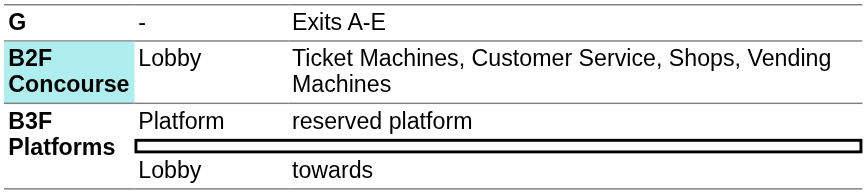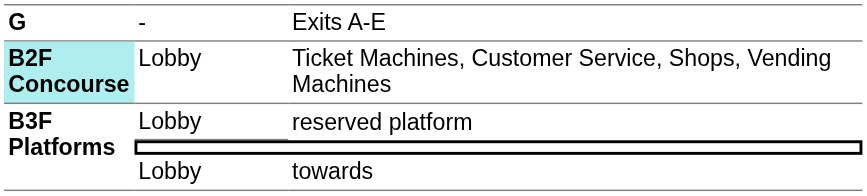(181, 121) Platform -> (170, 121) Lobby
